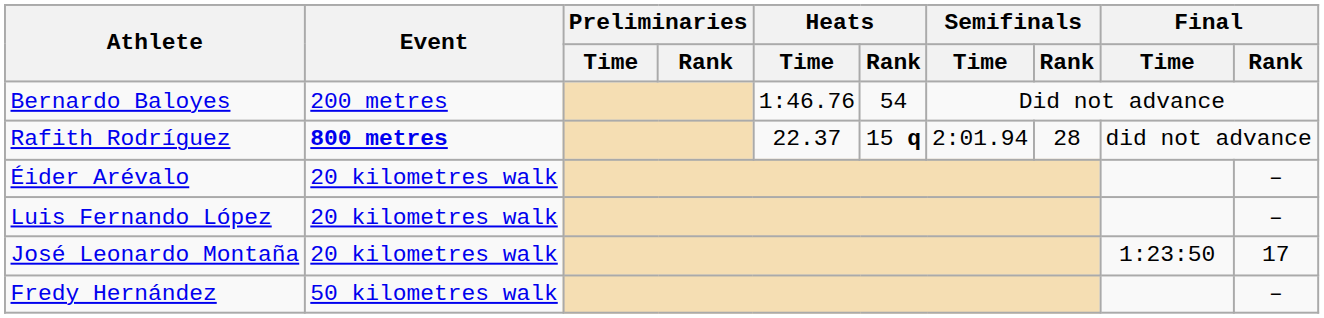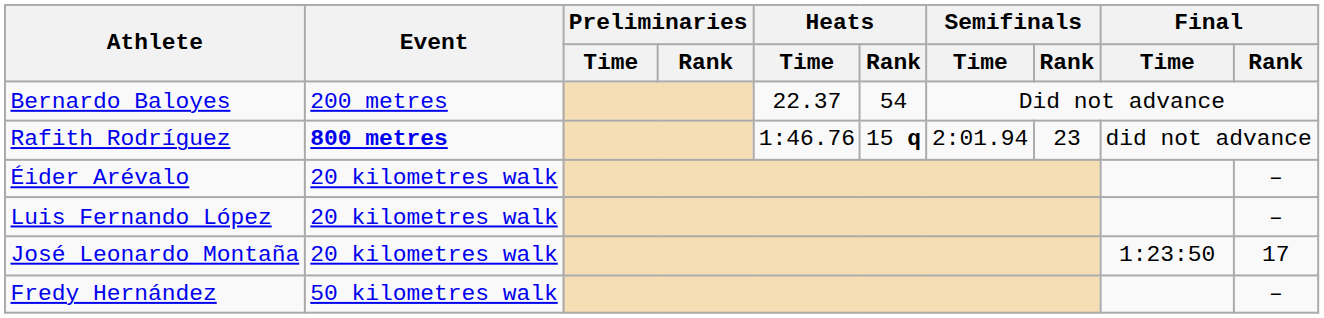(807, 101) 1:46.76 -> (807, 101) 22.37
(807, 140) 22.37 -> (807, 140) 1:46.76
(1067, 140) 28 -> (1067, 140) 23
